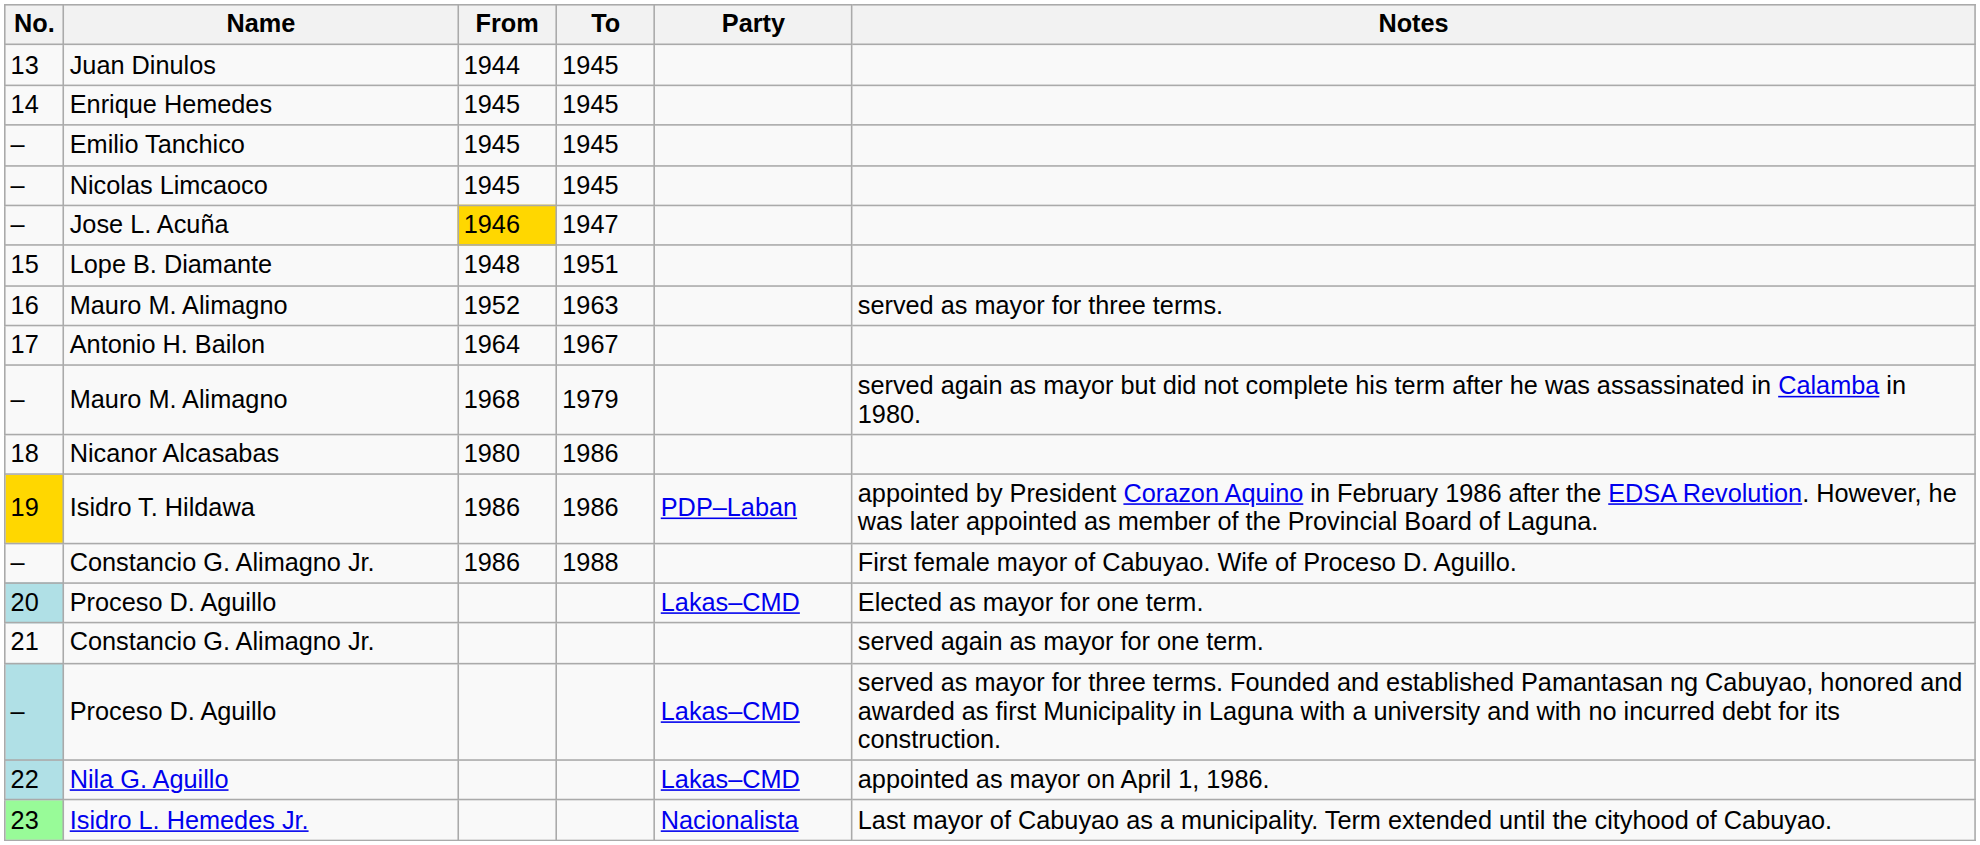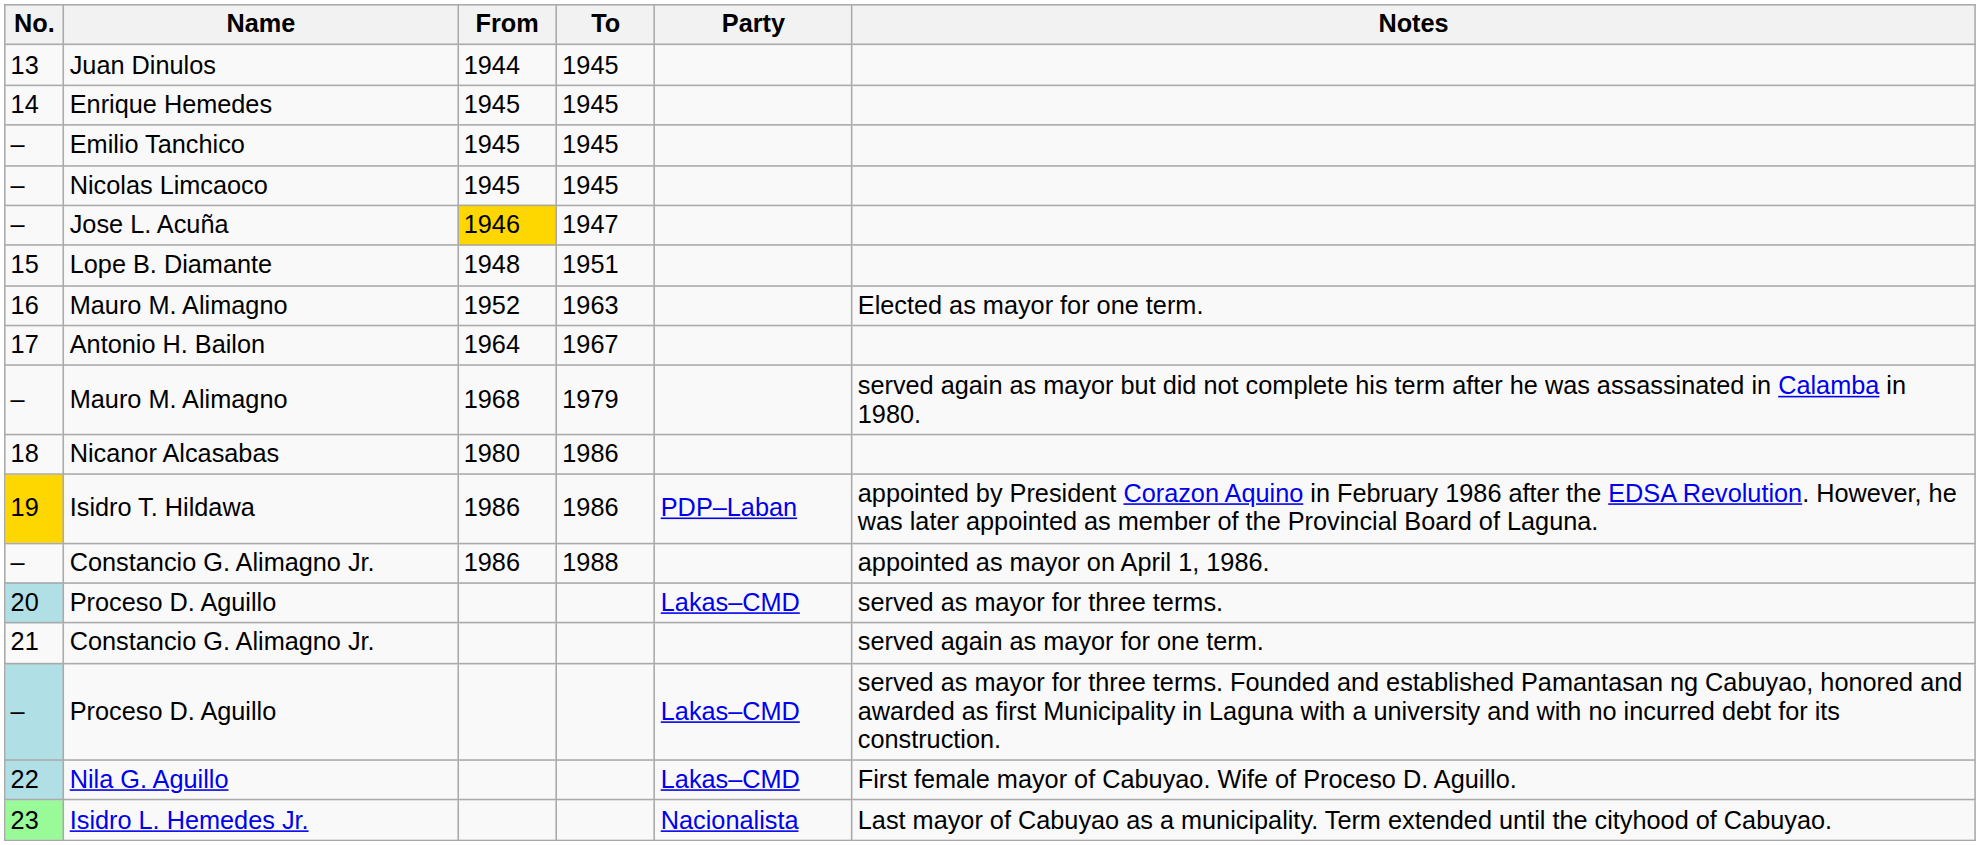(1040, 305) served as mayor for three terms. -> (1031, 305) Elected as mayor for one term.
(1187, 562) First female mayor of Cabuyao. Wife of Proceso D. Aguillo. -> (1064, 562) appointed as mayor on April 1, 1986.
(1031, 602) Elected as mayor for one term. -> (1040, 602) served as mayor for three terms.
(1064, 779) appointed as mayor on April 1, 1986. -> (1187, 779) First female mayor of Cabuyao. Wife of Proceso D. Aguillo.
